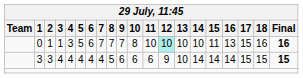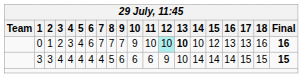(60, 44) 1 -> (60, 44) 2
(81, 44) 5 -> (81, 44) 4
(135, 44) 8 -> (135, 44) 9
(182, 44) normal -> (182, 44) bold
(214, 44) 11 -> (214, 44) 12
(246, 44) 15 -> (246, 44) 13
